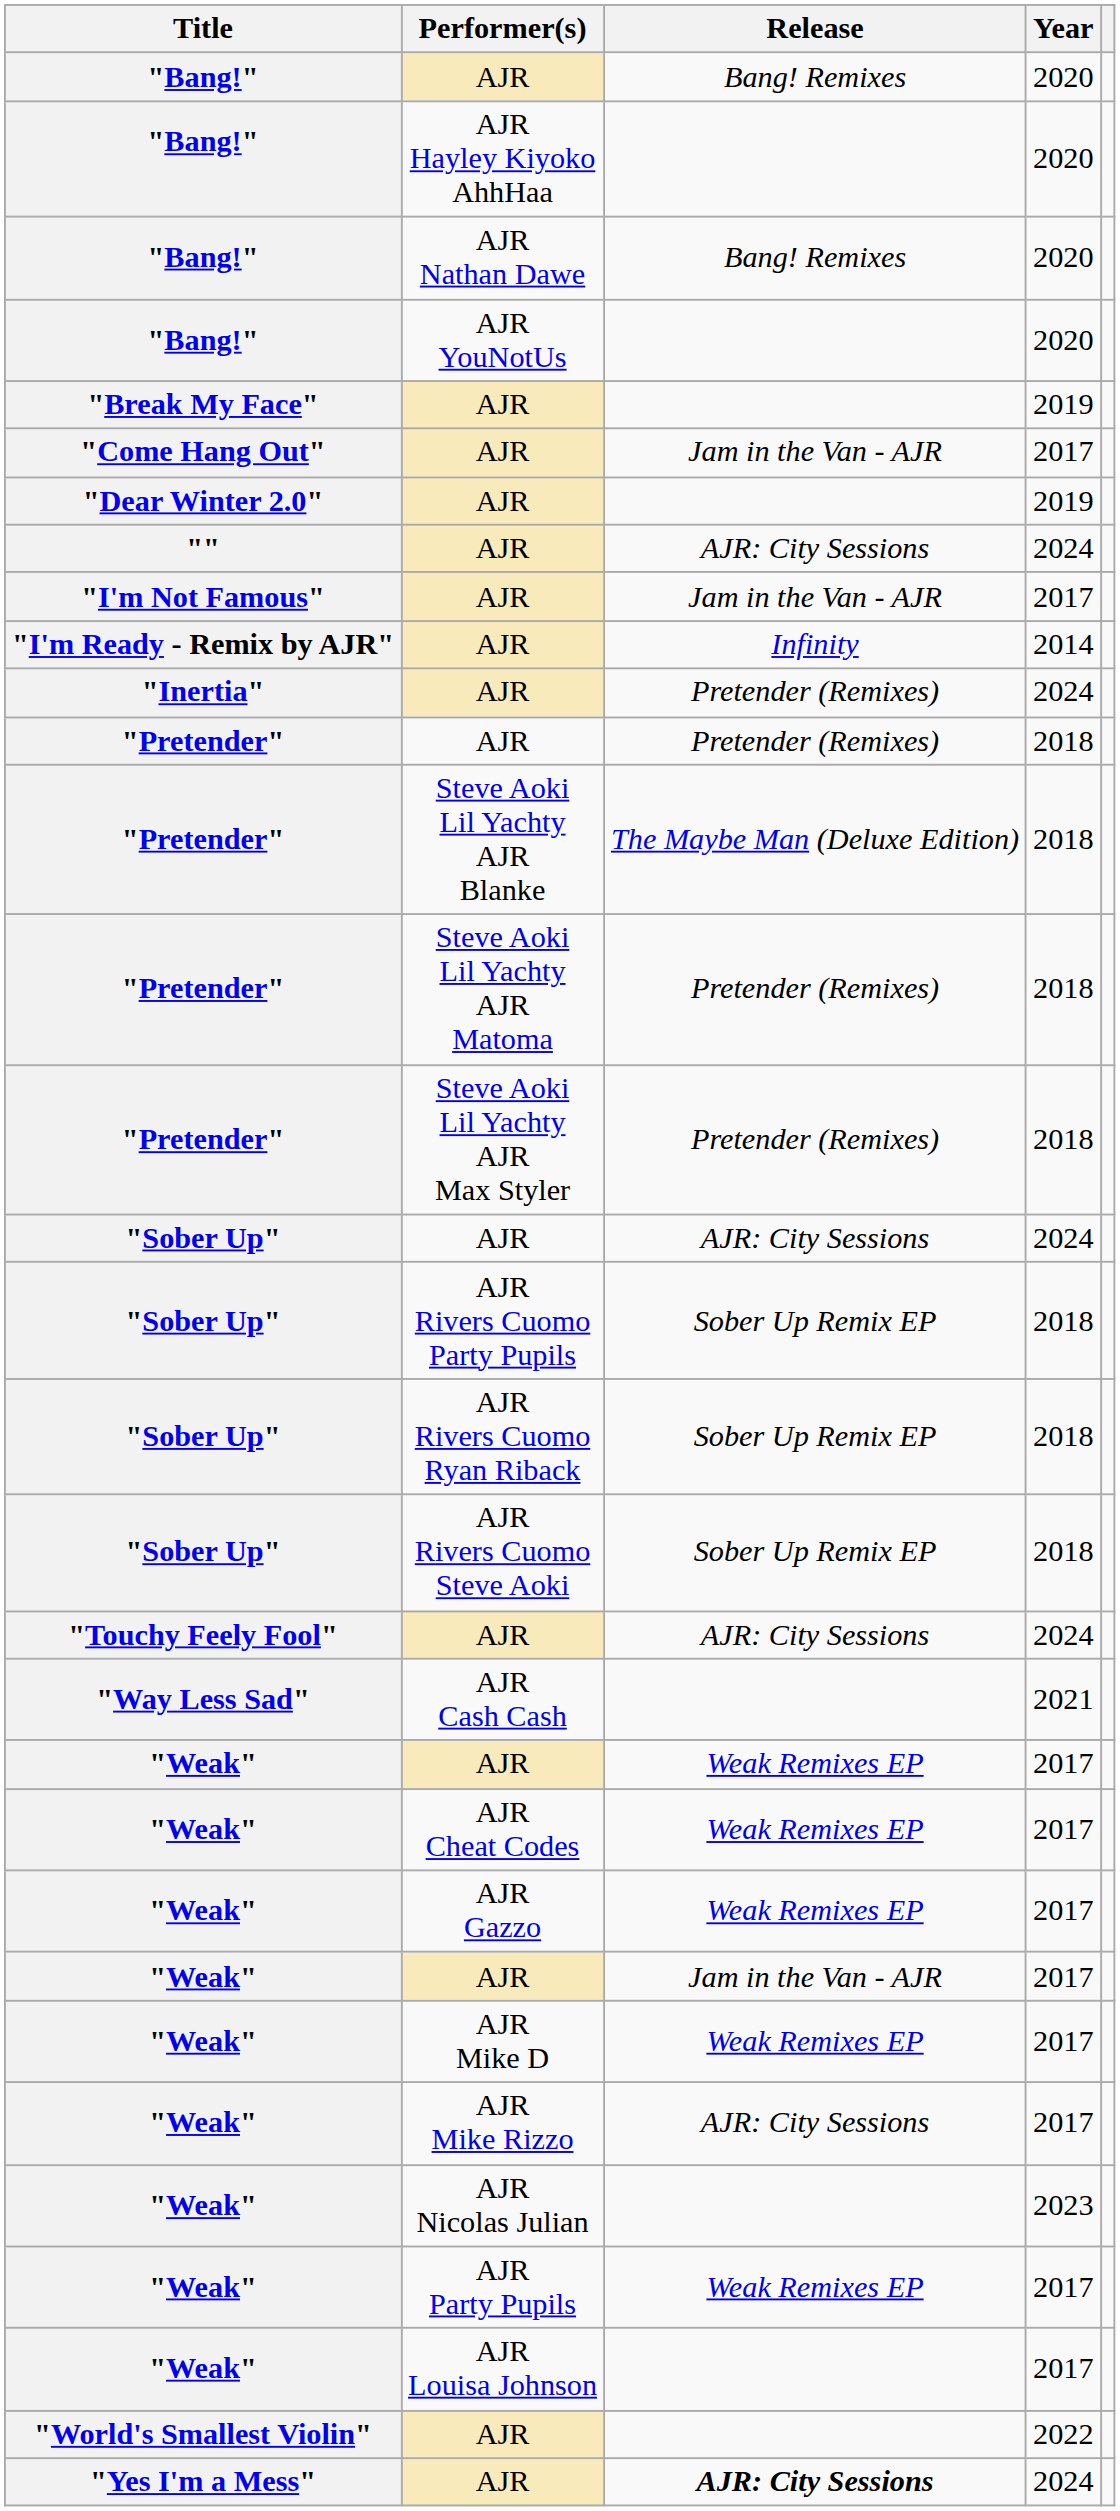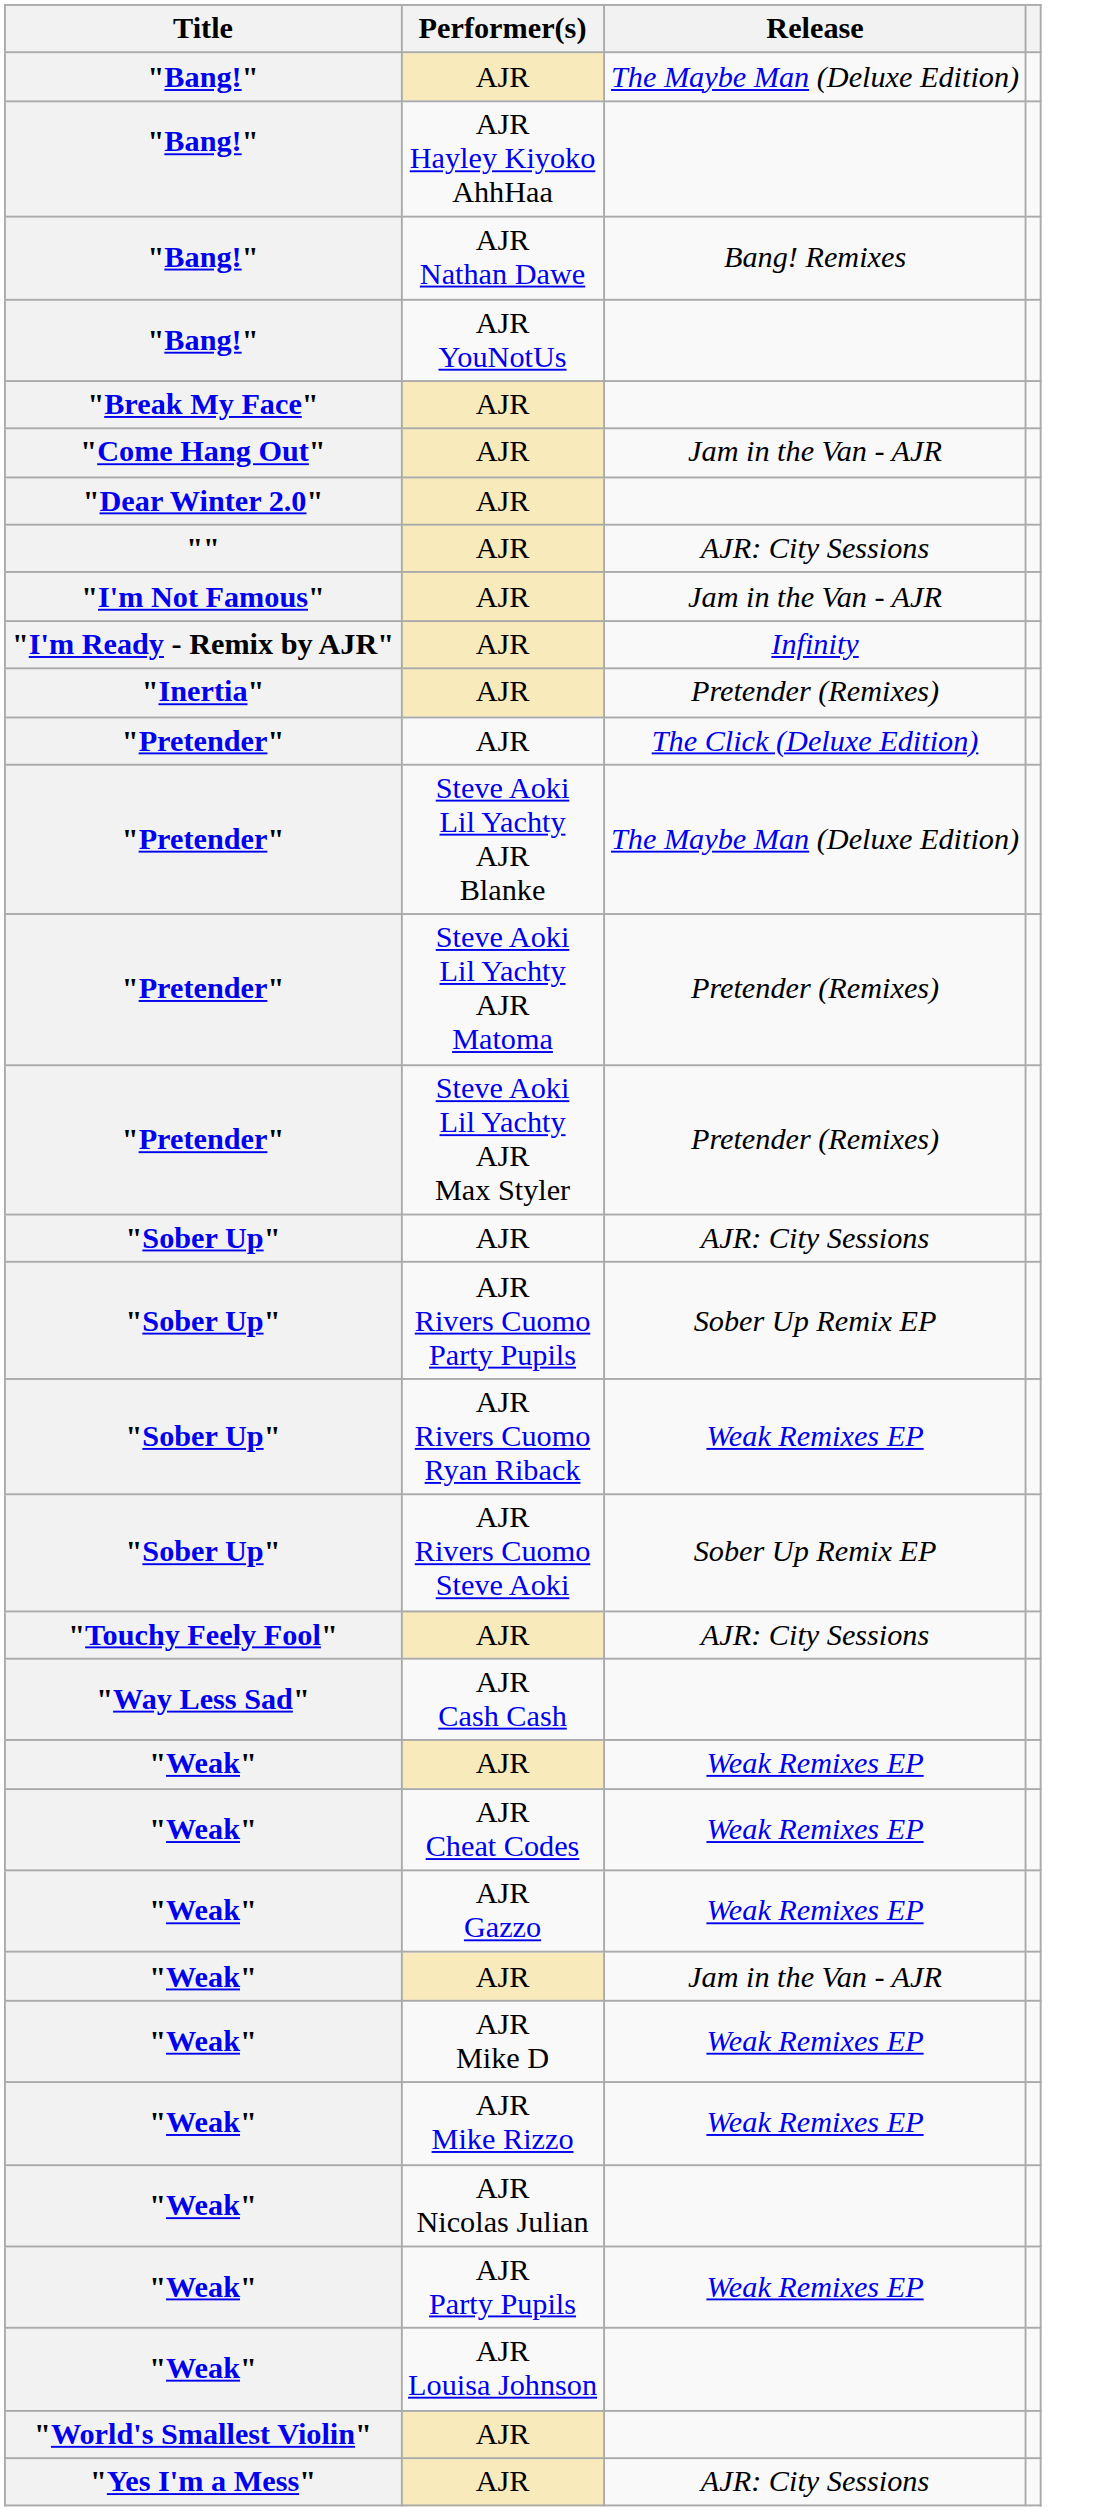- column: (1063, 28)
(815, 76) Bang! Remixes -> (815, 76) The Maybe Man (Deluxe Edition)
(815, 740) Pretender (Remixes) -> (815, 740) The Click (Deluxe Edition)
(815, 1436) Sober Up Remix EP -> (815, 1436) Weak Remixes EP
(815, 2122) AJR: City Sessions -> (815, 2122) Weak Remixes EP
(815, 2481) bold -> (815, 2481) normal
